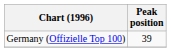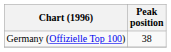(147, 39) 39 -> (147, 39) 38
